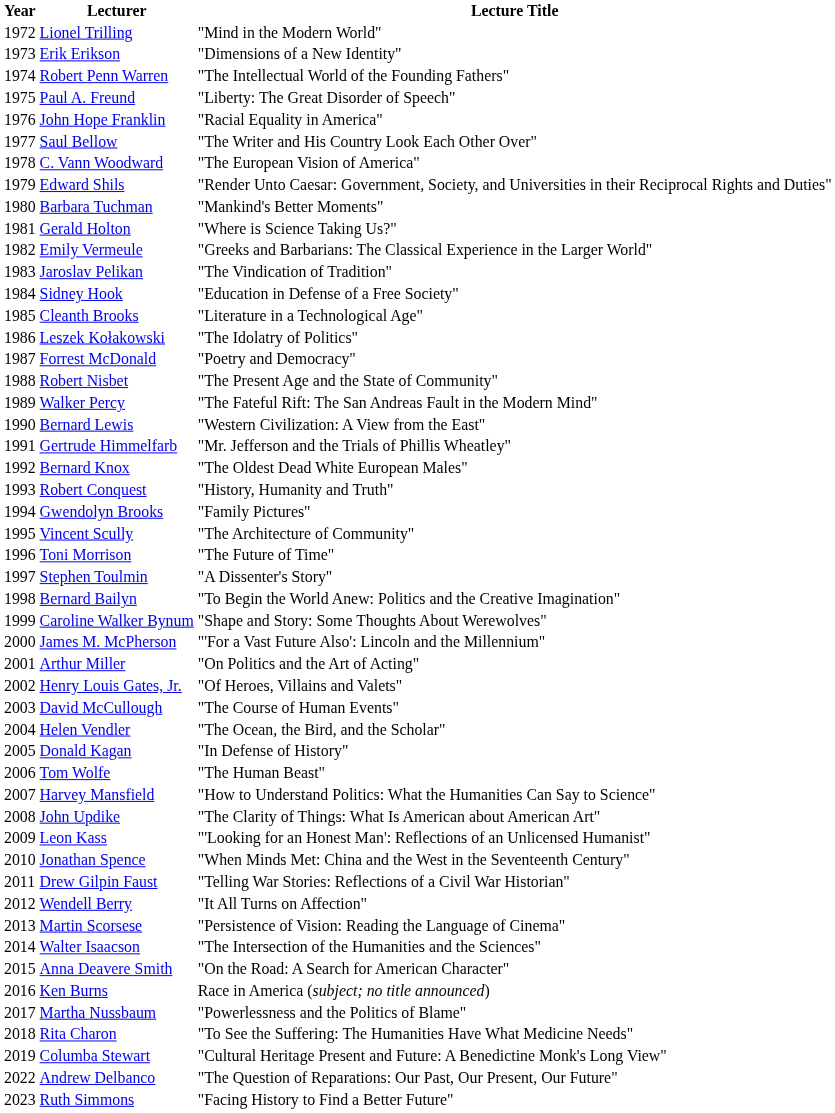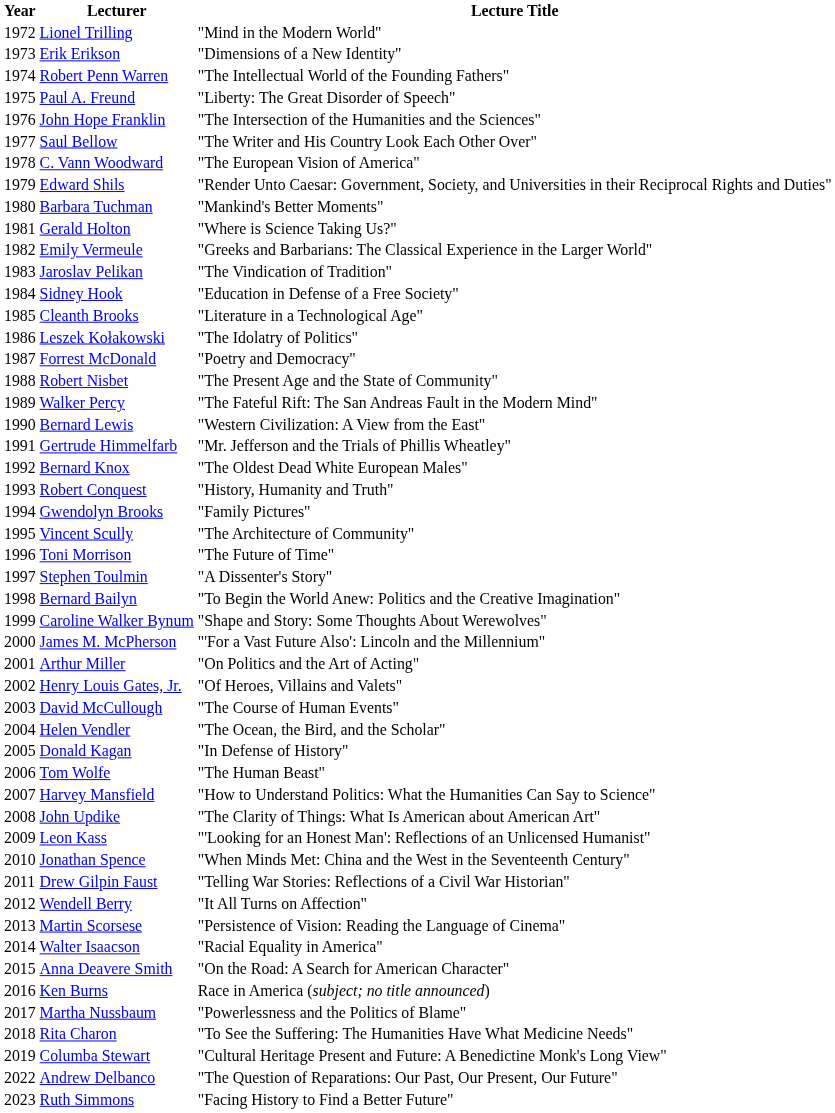(290, 119) "Racial Equality in America" -> (369, 119) "The Intersection of the Humanities and the Sciences"
(369, 947) "The Intersection of the Humanities and the Sciences" -> (290, 947) "Racial Equality in America"
